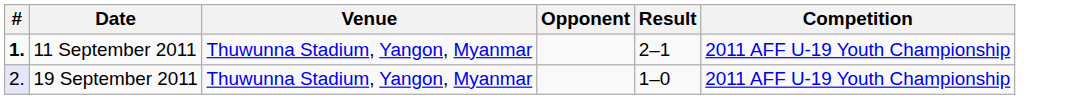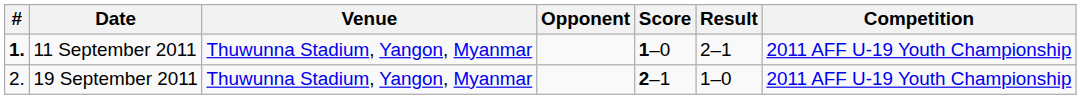+ column: (665, 19)
(17, 79) lavender background -> (17, 79) no background
